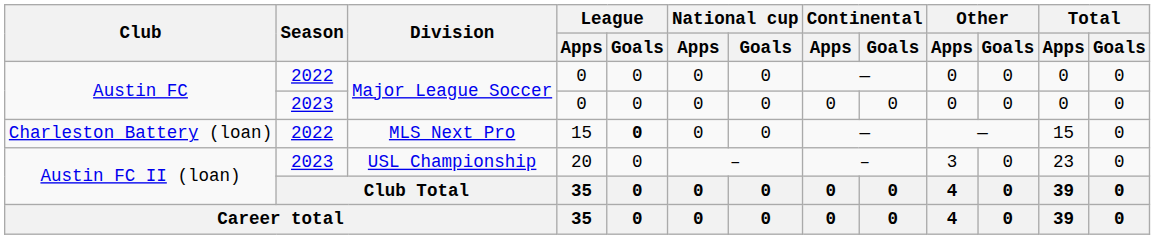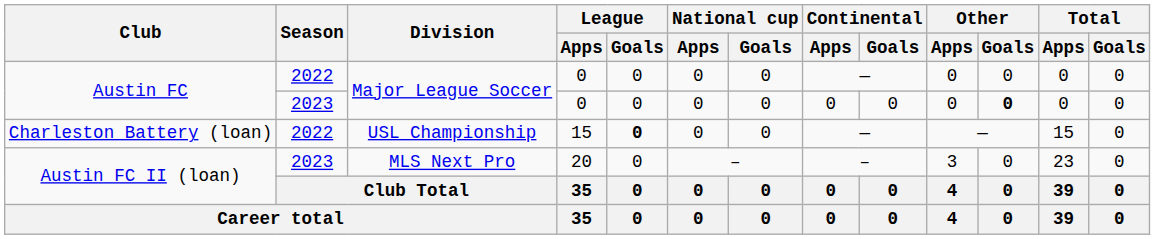(1008, 105) normal -> (1008, 105) bold
(452, 133) MLS Next Pro -> (452, 133) USL Championship
(452, 162) USL Championship -> (452, 162) MLS Next Pro
